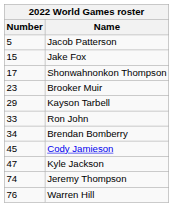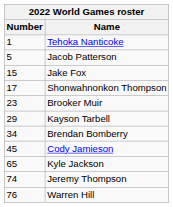+ row: (85, 42)
- row: (68, 118)
(12, 164) 47 -> (12, 164) 65
